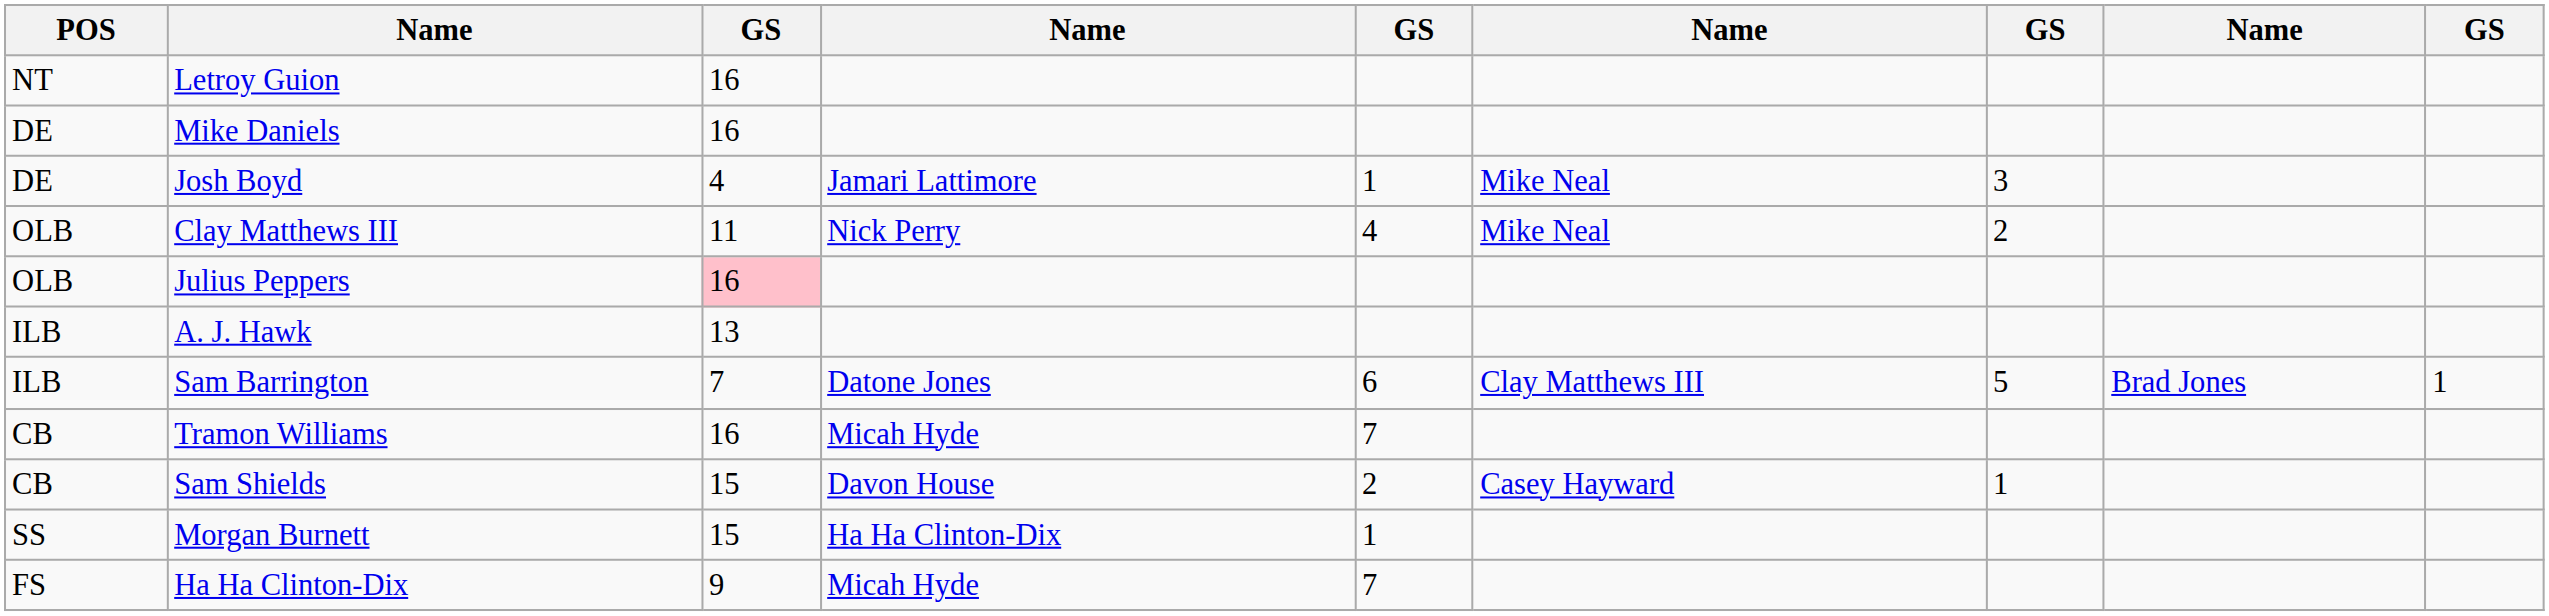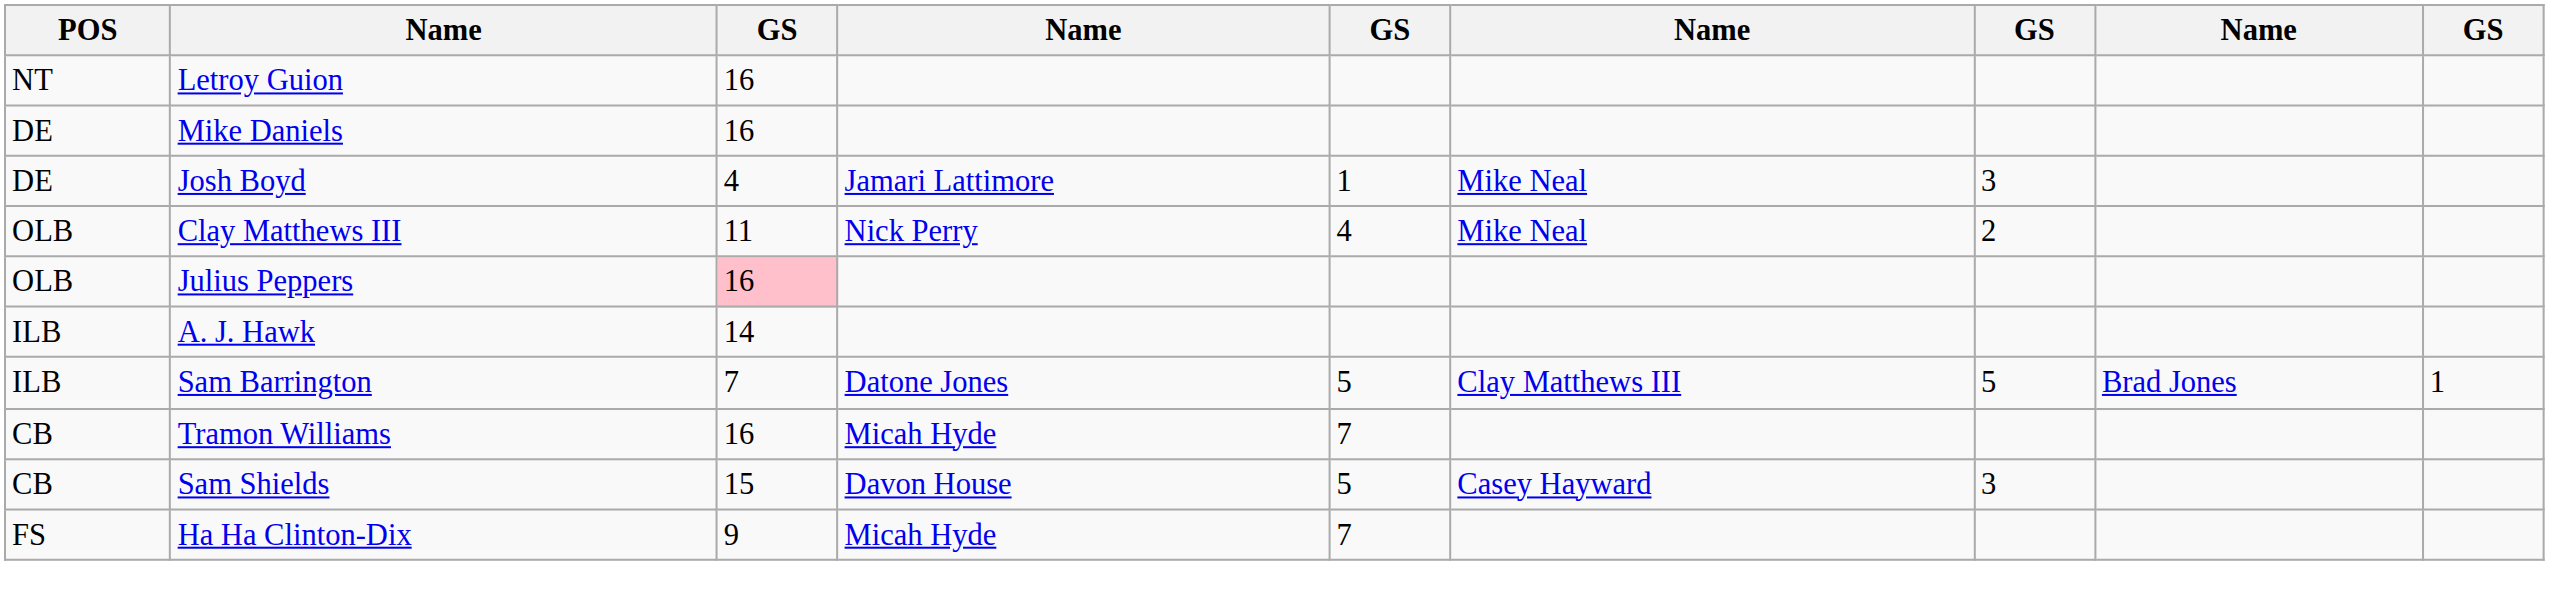(724, 332) 13 -> (739, 332) 14
(1370, 382) 6 -> (1344, 382) 5
(1370, 483) 2 -> (1344, 483) 5
(2001, 483) 1 -> (1989, 483) 3
- row: (272, 533)
